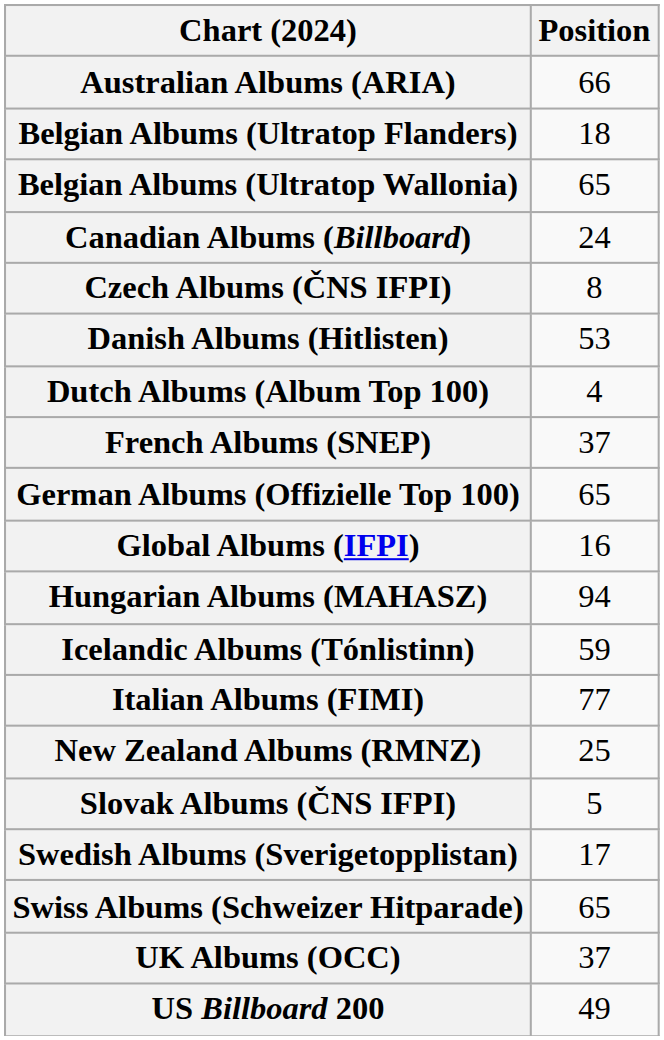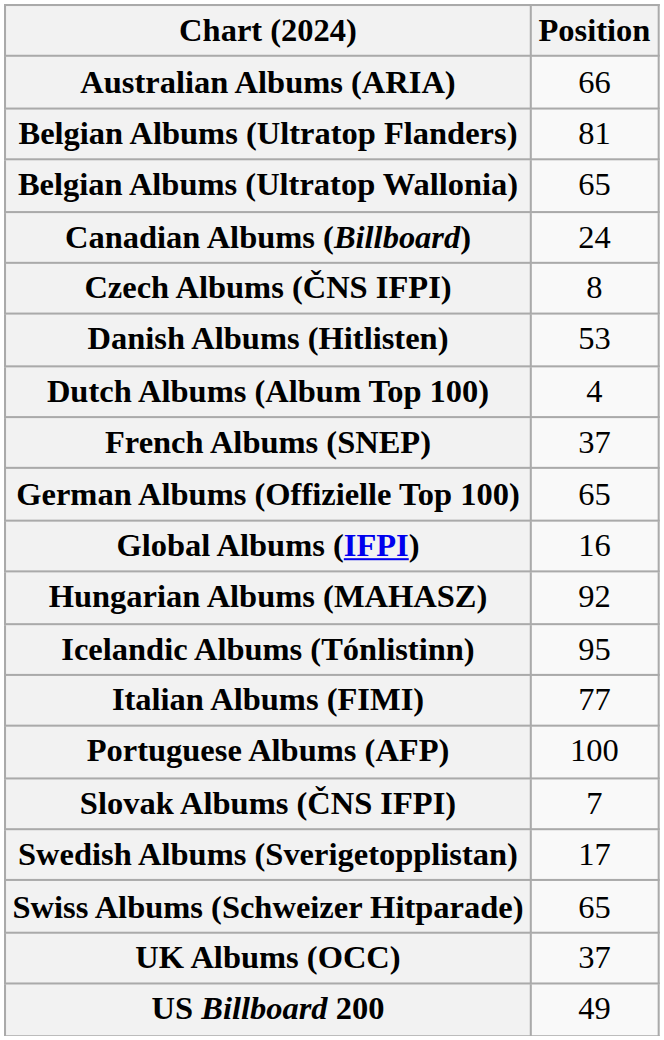(594, 133) 18 -> (594, 133) 81
(594, 596) 94 -> (594, 596) 92
(594, 648) 59 -> (594, 648) 95
- row: (268, 751)
+ row: (268, 751)
(594, 802) 5 -> (594, 802) 7
